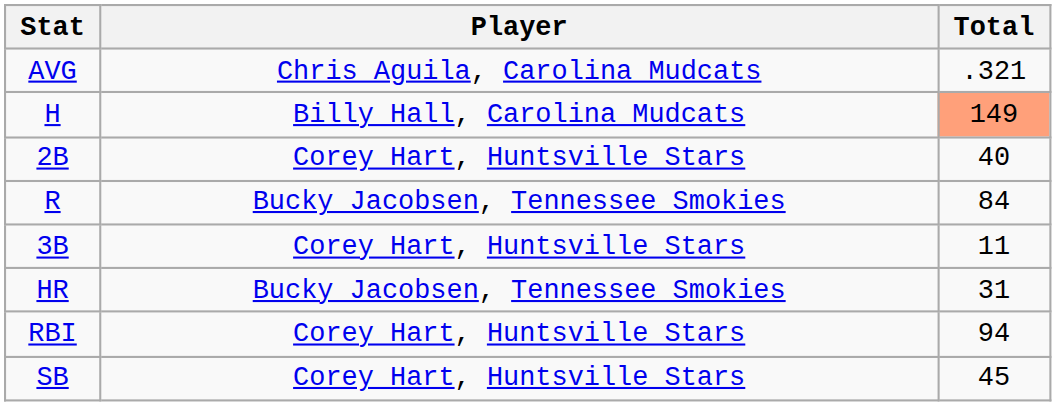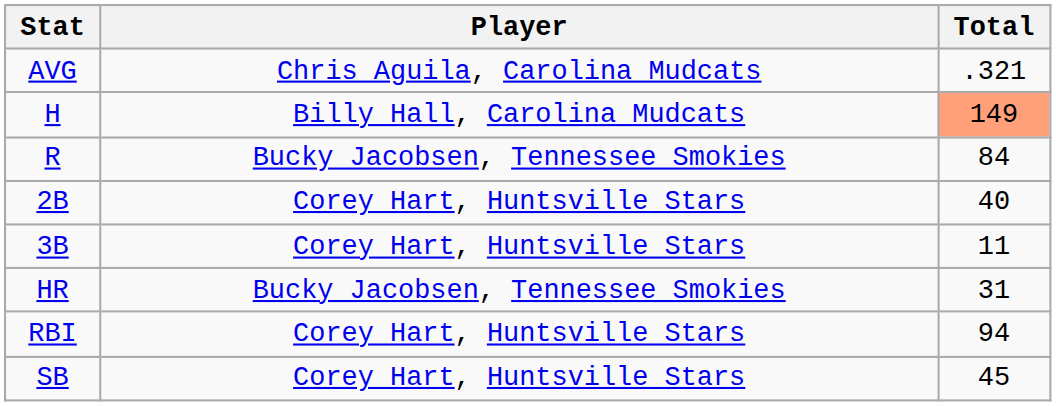rows swapped: (53, 202) <-> (53, 159)
